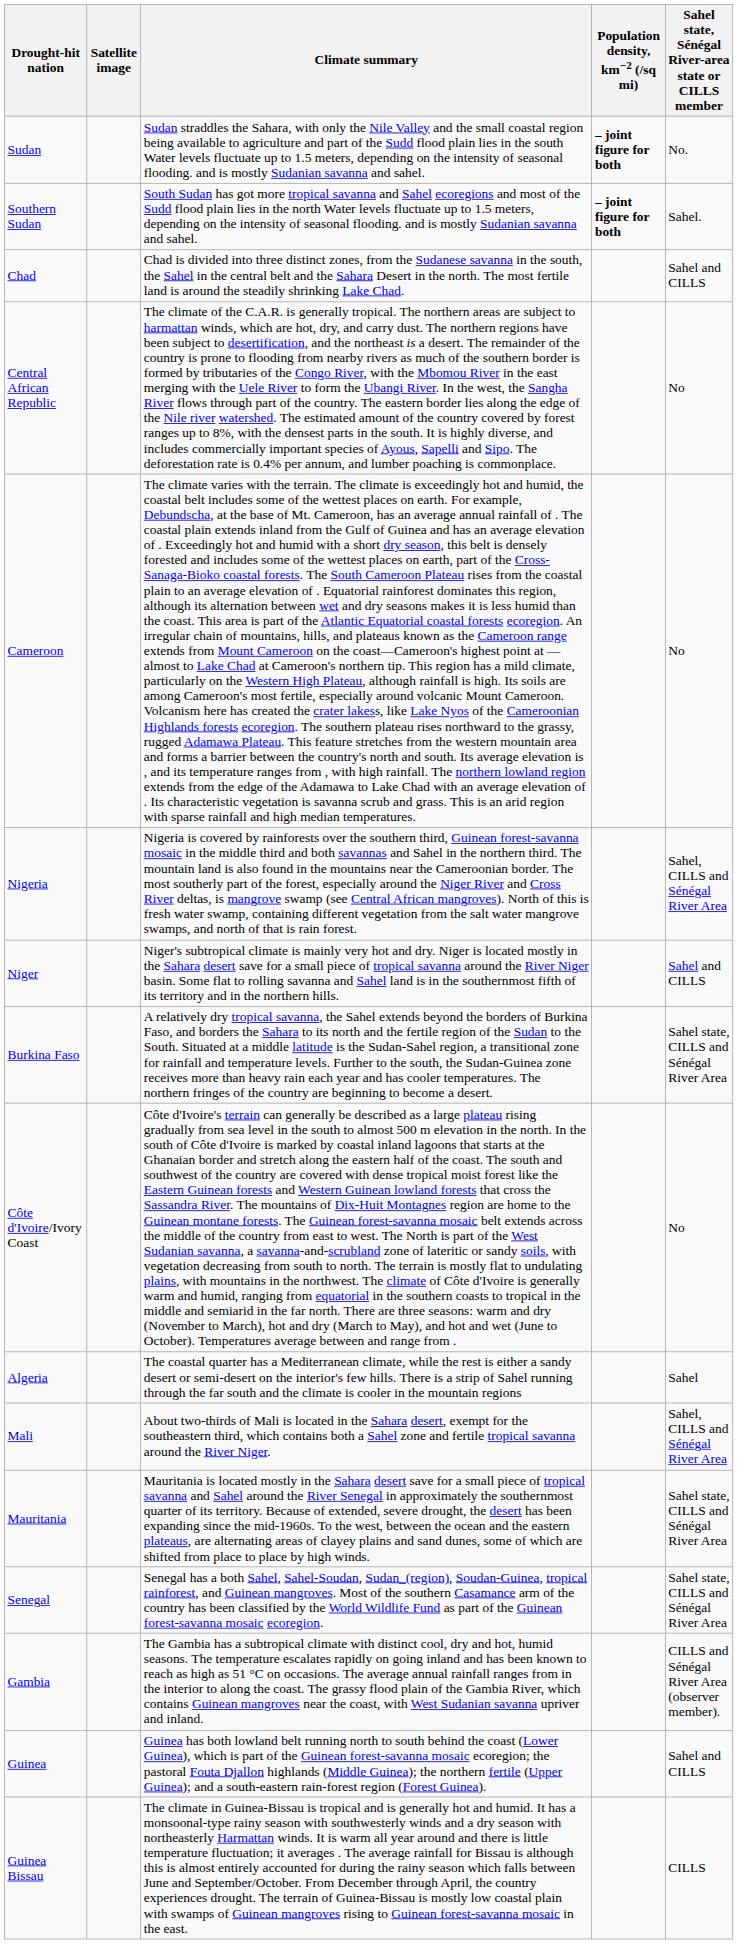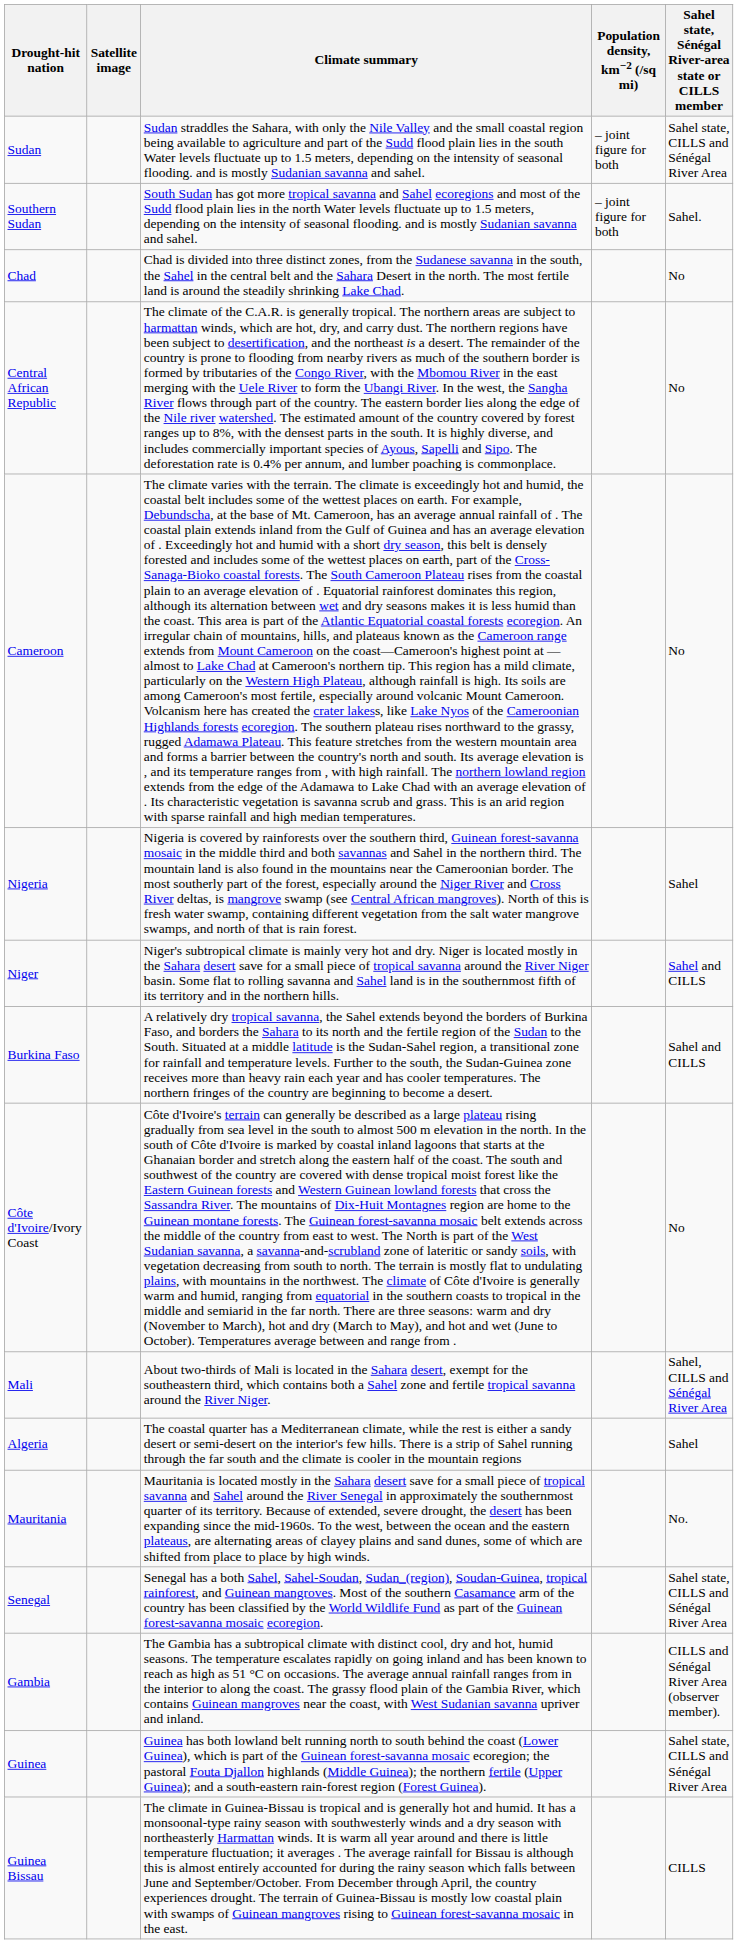(622, 149) bold -> (620, 149) normal
(678, 149) No. -> (699, 149) Sahel state, CILLS and Sénégal River Area
(622, 216) bold -> (620, 216) normal
(695, 275) Sahel and CILLS -> (677, 275) No
(698, 883) Sahel, CILLS and Sénégal River Area -> (683, 883) Sahel
(699, 1055) Sahel state, CILLS and Sénégal River Area -> (695, 1055) Sahel and CILLS
rows swapped: (20, 1436) <-> (28, 1377)
(699, 1518) Sahel state, CILLS and Sénégal River Area -> (678, 1518) No.
(695, 1763) Sahel and CILLS -> (699, 1763) Sahel state, CILLS and Sénégal River Area
